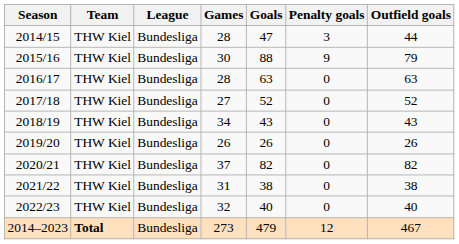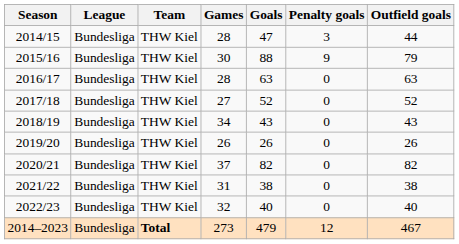columns swapped: (103, 15) <-> (167, 15)
